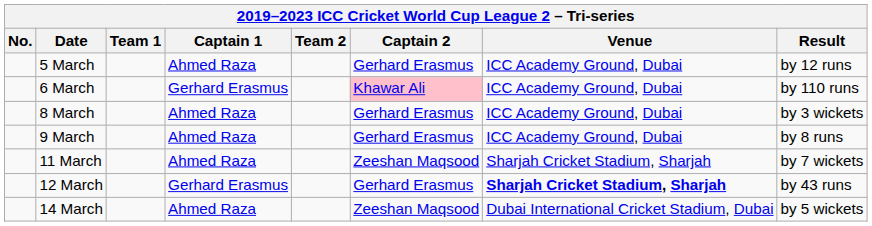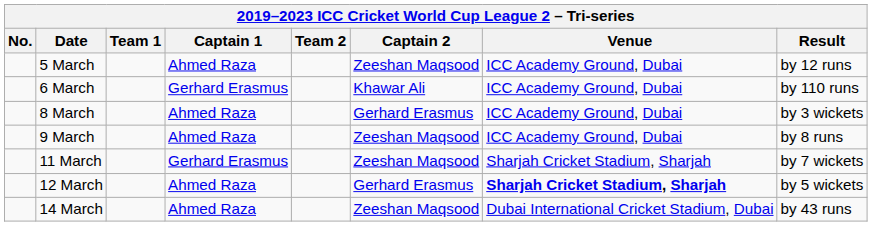(413, 64) Gerhard Erasmus -> (416, 64) Zeeshan Maqsood
(389, 88) pink background -> (389, 88) no background
(413, 137) Gerhard Erasmus -> (416, 137) Zeeshan Maqsood
(212, 161) Ahmed Raza -> (228, 161) Gerhard Erasmus
(228, 185) Gerhard Erasmus -> (212, 185) Ahmed Raza
(816, 185) by 43 runs -> (822, 185) by 5 wickets
(822, 209) by 5 wickets -> (816, 209) by 43 runs
